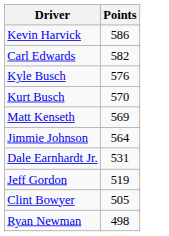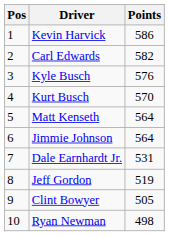+ column: (17, 14)
(120, 117) 569 -> (144, 117) 564
